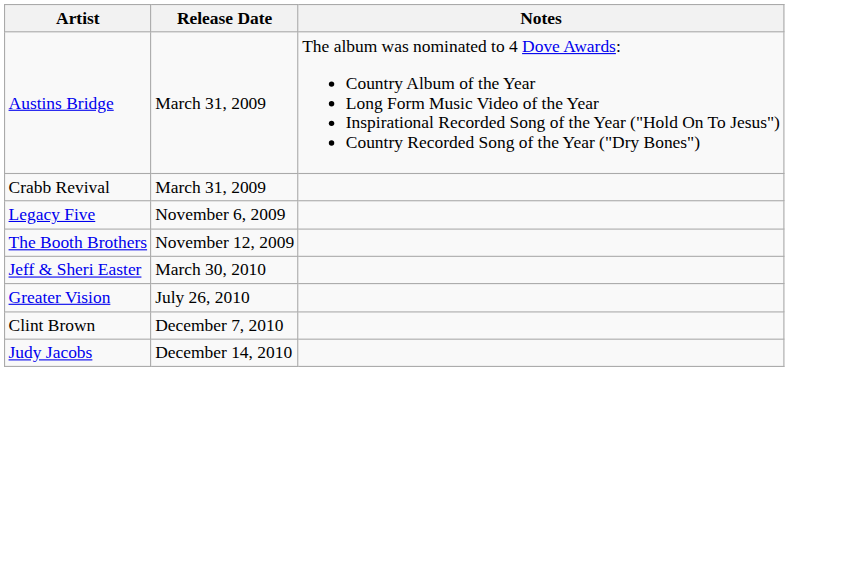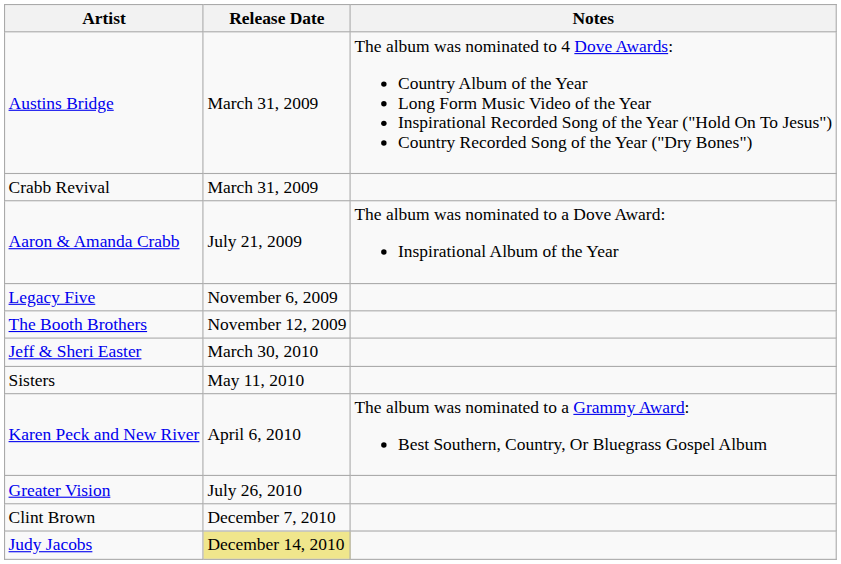+ row: (94, 241)
+ row: (32, 379)
+ row: (104, 434)
(224, 352) no background -> (276, 544) khaki background
